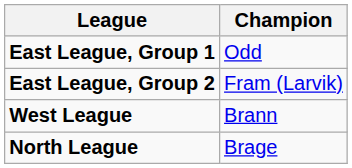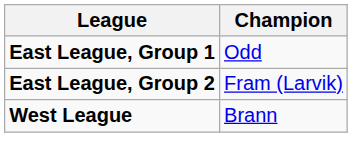- row: (74, 147)
